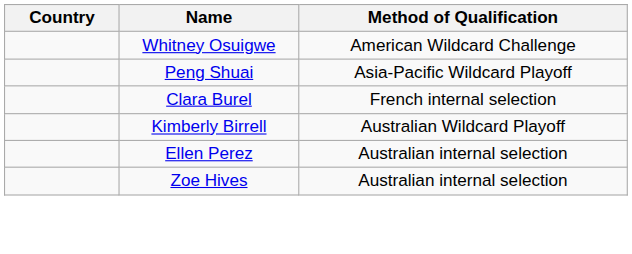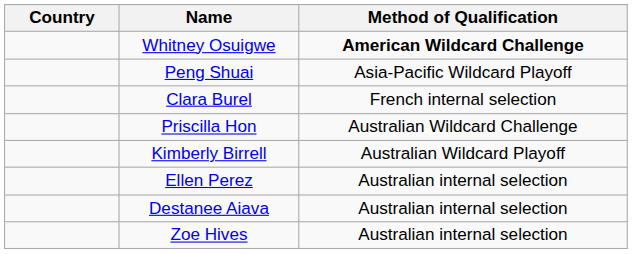(463, 45) normal -> (463, 45) bold
+ row: (209, 126)
+ row: (209, 208)
